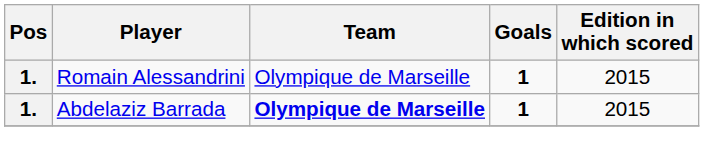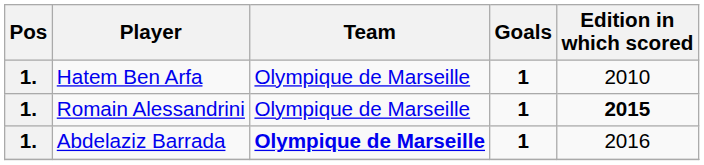+ row: (130, 76)
(627, 76) normal -> (627, 109) bold
(627, 109) 2015 -> (627, 142) 2016
